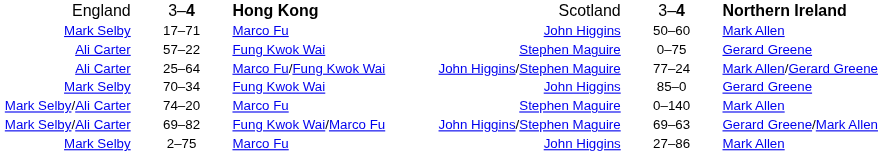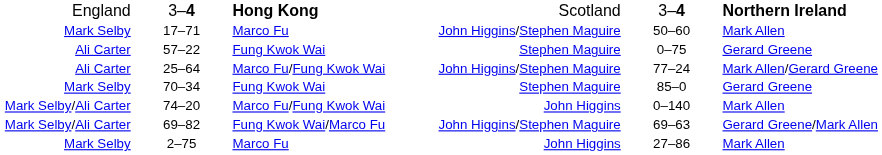(582, 30) John Higgins -> (530, 30) John Higgins/Stephen Maguire
(582, 87) John Higgins -> (570, 87) Stephen Maguire
(261, 106) Marco Fu -> (309, 106) Marco Fu/Fung Kwok Wai
(570, 106) Stephen Maguire -> (582, 106) John Higgins
